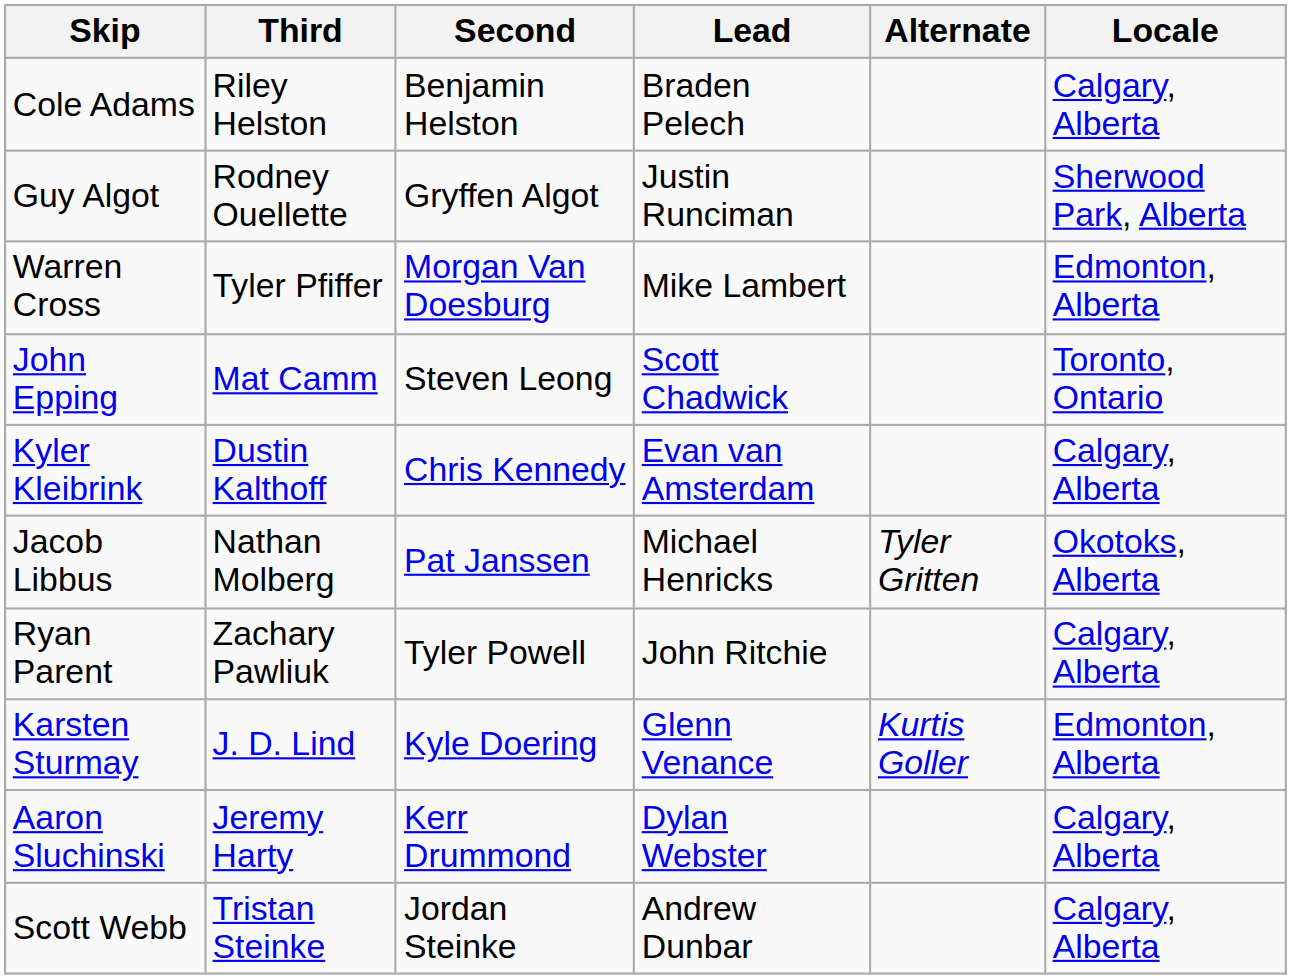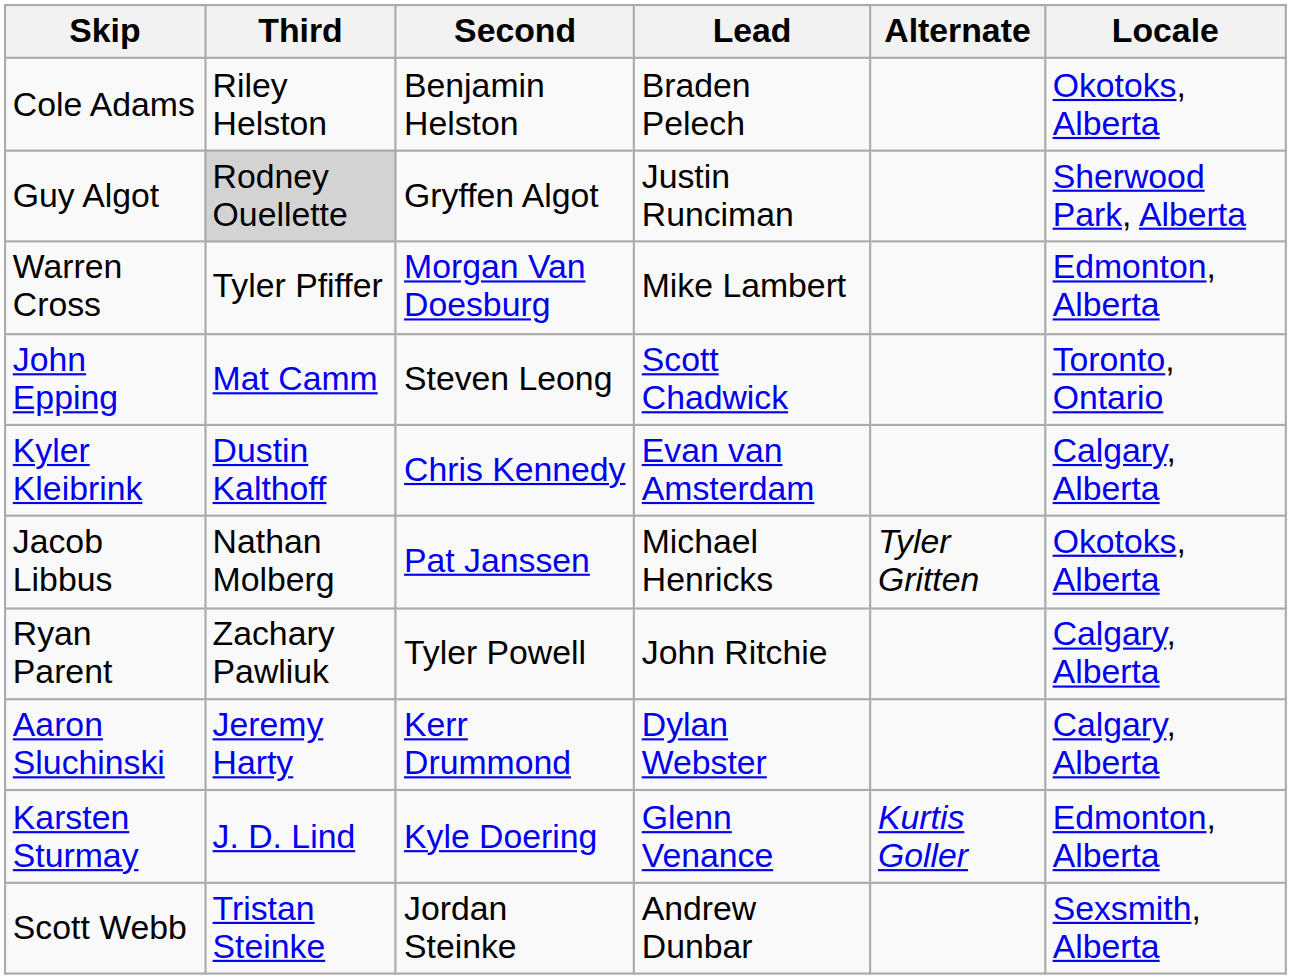(1114, 103) Calgary, Alberta -> (1119, 103) Okotoks, Alberta
(280, 195) no background -> (280, 195) lightgrey background
rows swapped: (89, 835) <-> (76, 744)
(1114, 927) Calgary, Alberta -> (1127, 927) Sexsmith, Alberta
